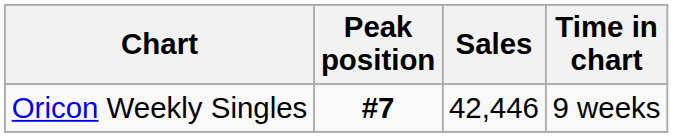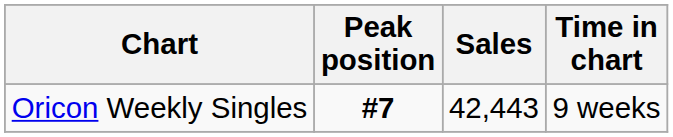(494, 107) 42,446 -> (494, 107) 42,443
